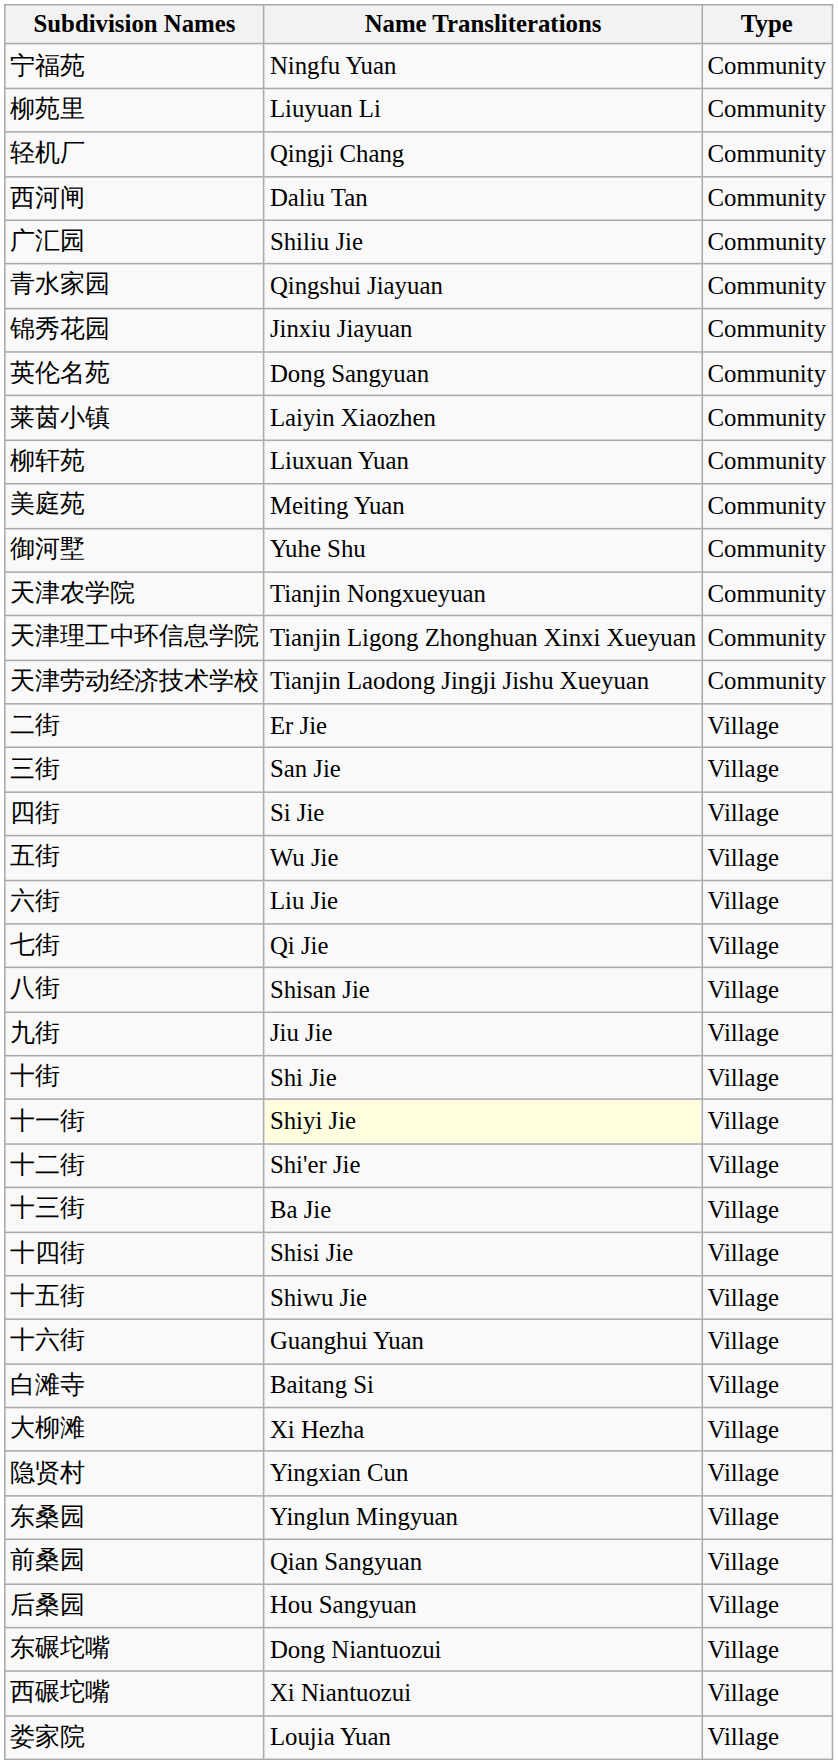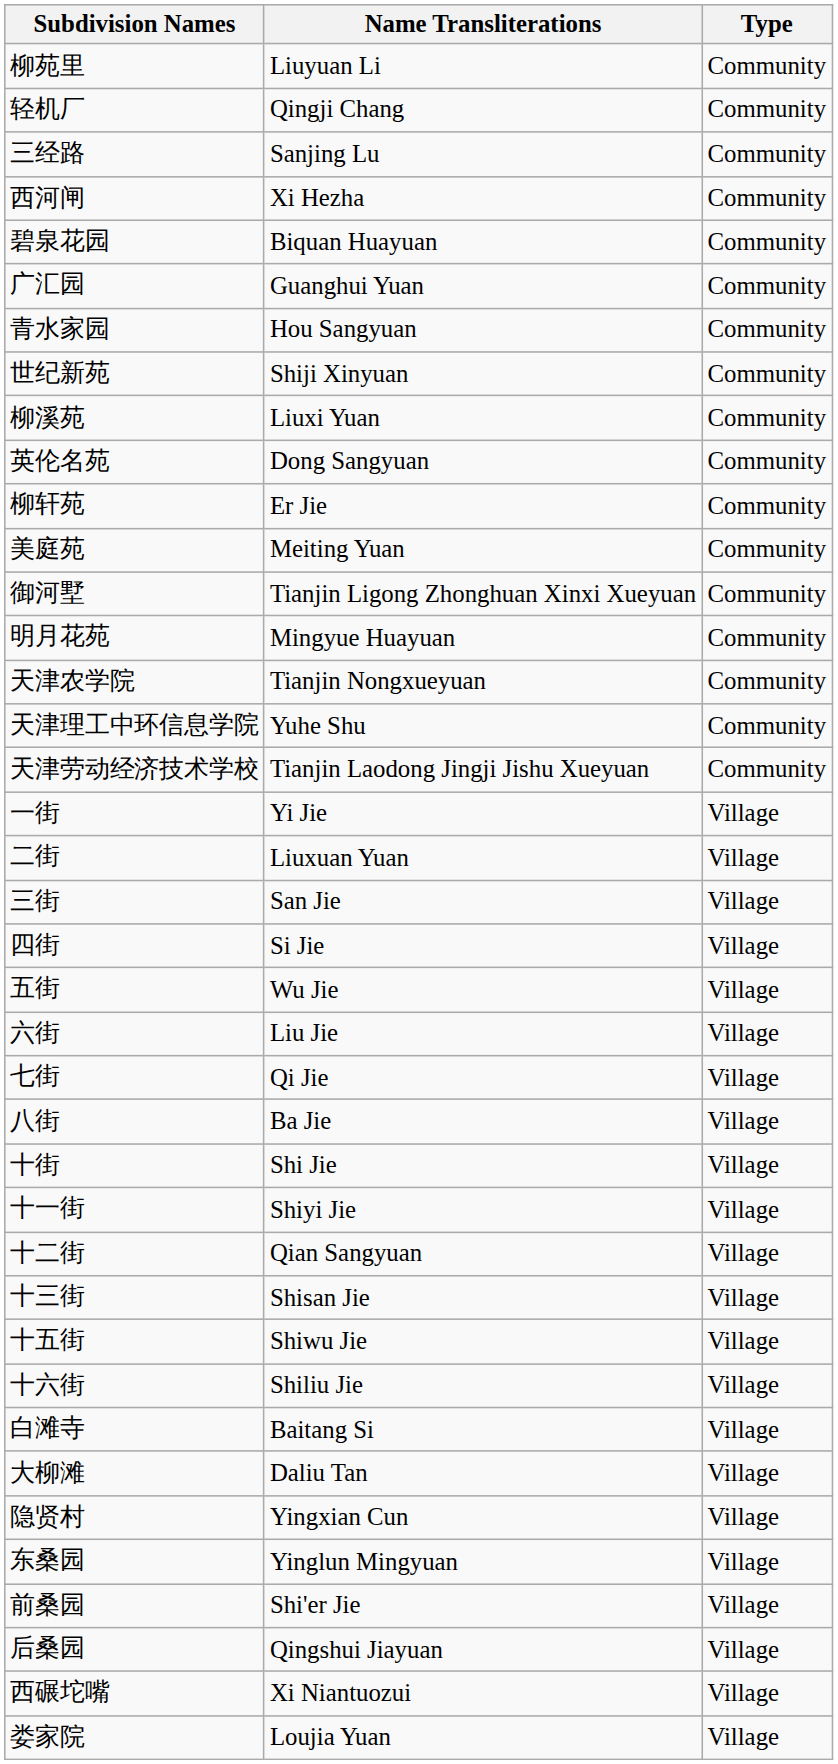- row: (48, 65)
+ row: (48, 153)
(319, 197) Daliu Tan -> (317, 197) Xi Hezha
+ row: (60, 240)
(316, 241) Shiliu Jie -> (347, 285) Guanghui Yuan
(356, 285) Qingshui Jiayuan -> (343, 329) Hou Sangyuan
- row: (60, 328)
+ row: (60, 372)
+ row: (48, 416)
- row: (60, 416)
(339, 461) Liuxuan Yuan -> (298, 505) Er Jie
(318, 549) Yuhe Shu -> (483, 593) Tianjin Ligong Zhonghuan Xinxi Xueyuan
+ row: (60, 636)
(483, 637) Tianjin Ligong Zhonghuan Xinxi Xueyuan -> (318, 725) Yuhe Shu
+ row: (35, 812)
(298, 725) Er Jie -> (339, 857) Liuxuan Yuan
(320, 989) Shisan Jie -> (301, 1121) Ba Jie
- row: (35, 1032)
(313, 1121) lightyellow background -> (313, 1209) no background
(315, 1165) Shi'er Jie -> (346, 1253) Qian Sangyuan
(301, 1209) Ba Jie -> (320, 1297) Shisan Jie
- row: (48, 1252)
(347, 1341) Guanghui Yuan -> (316, 1385) Shiliu Jie
(317, 1429) Xi Hezha -> (319, 1473) Daliu Tan
(346, 1561) Qian Sangyuan -> (315, 1605) Shi'er Jie
(343, 1605) Hou Sangyuan -> (356, 1649) Qingshui Jiayuan
- row: (60, 1648)
